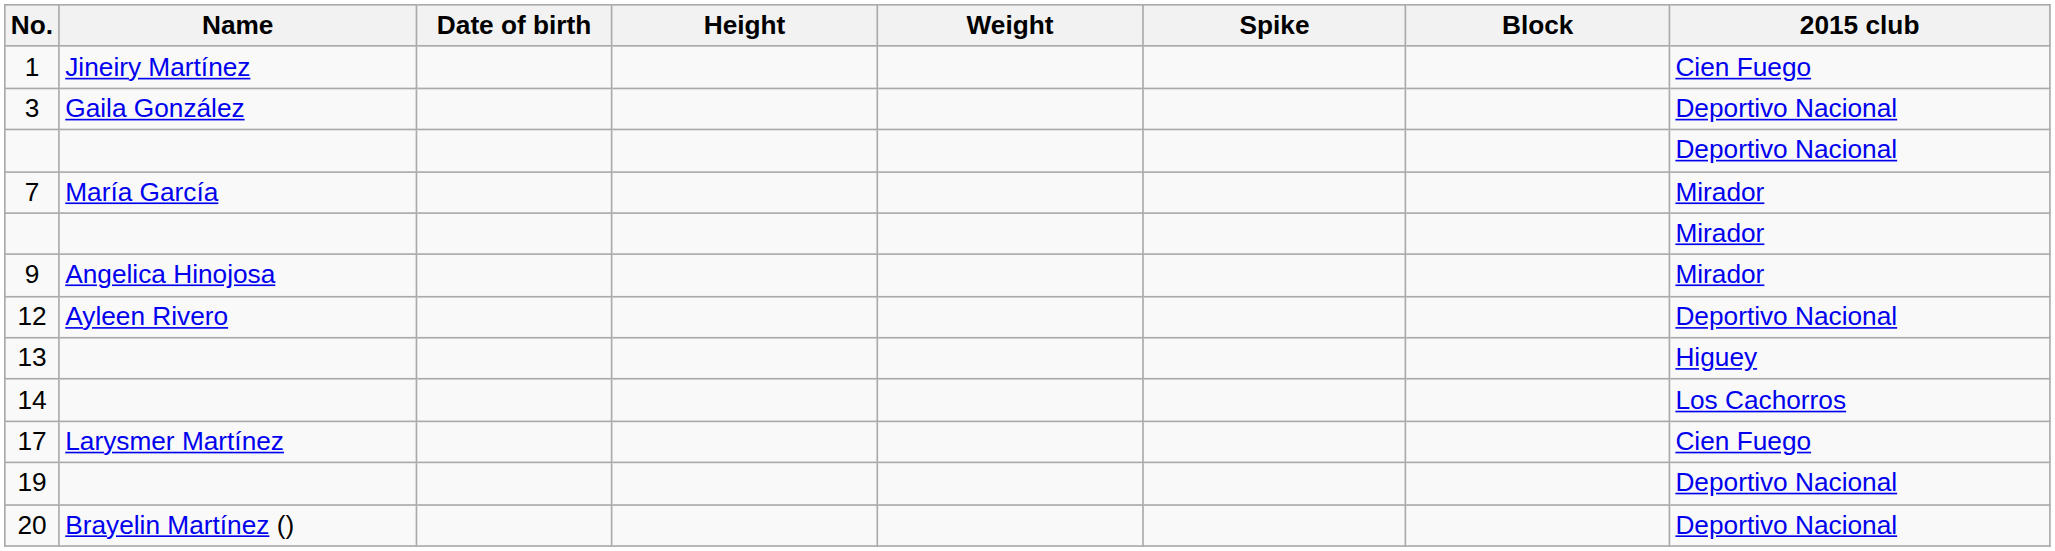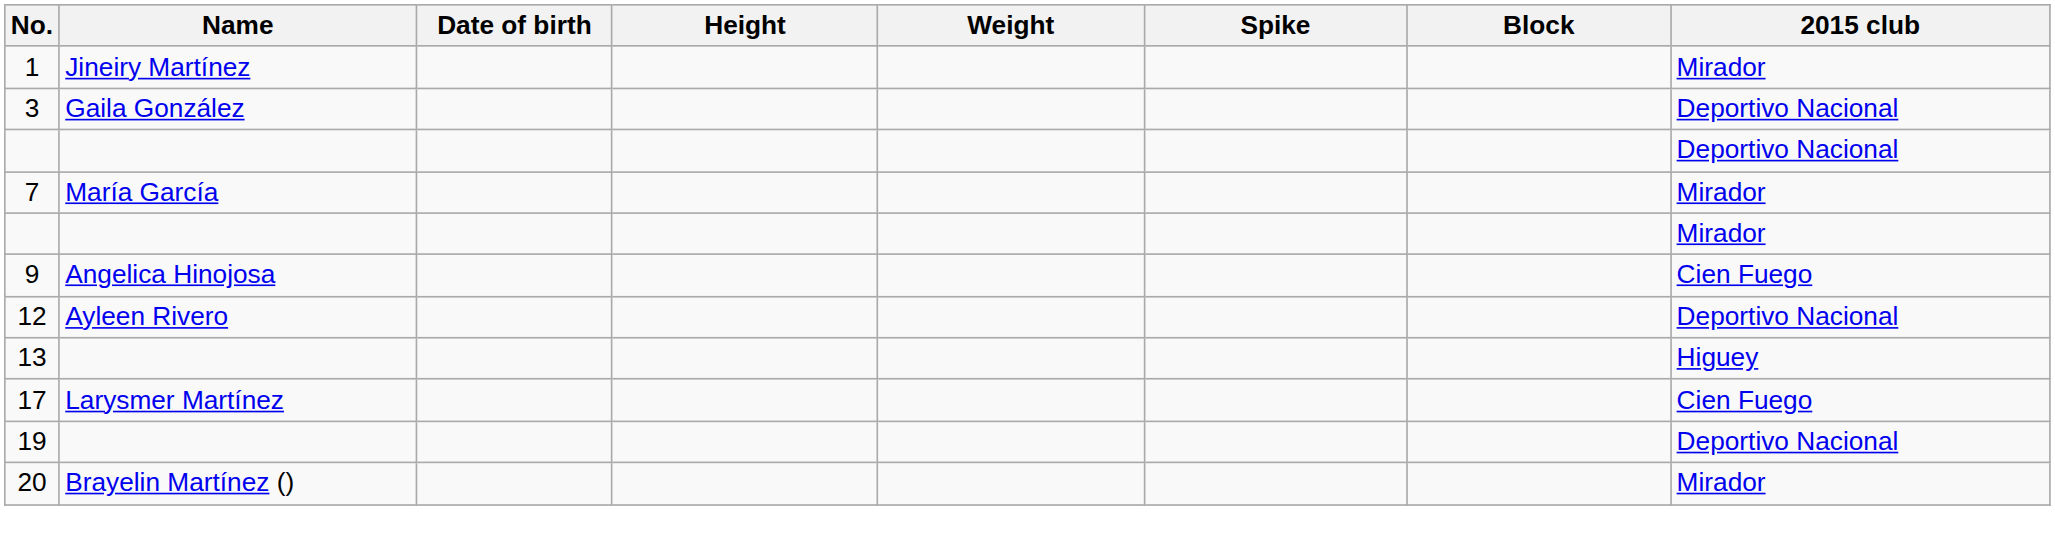(1743, 66) Cien Fuego -> (1721, 66) Mirador
(1720, 274) Mirador -> (1744, 274) Cien Fuego
- row: (32, 399)
(1786, 524) Deportivo Nacional -> (1721, 483) Mirador
